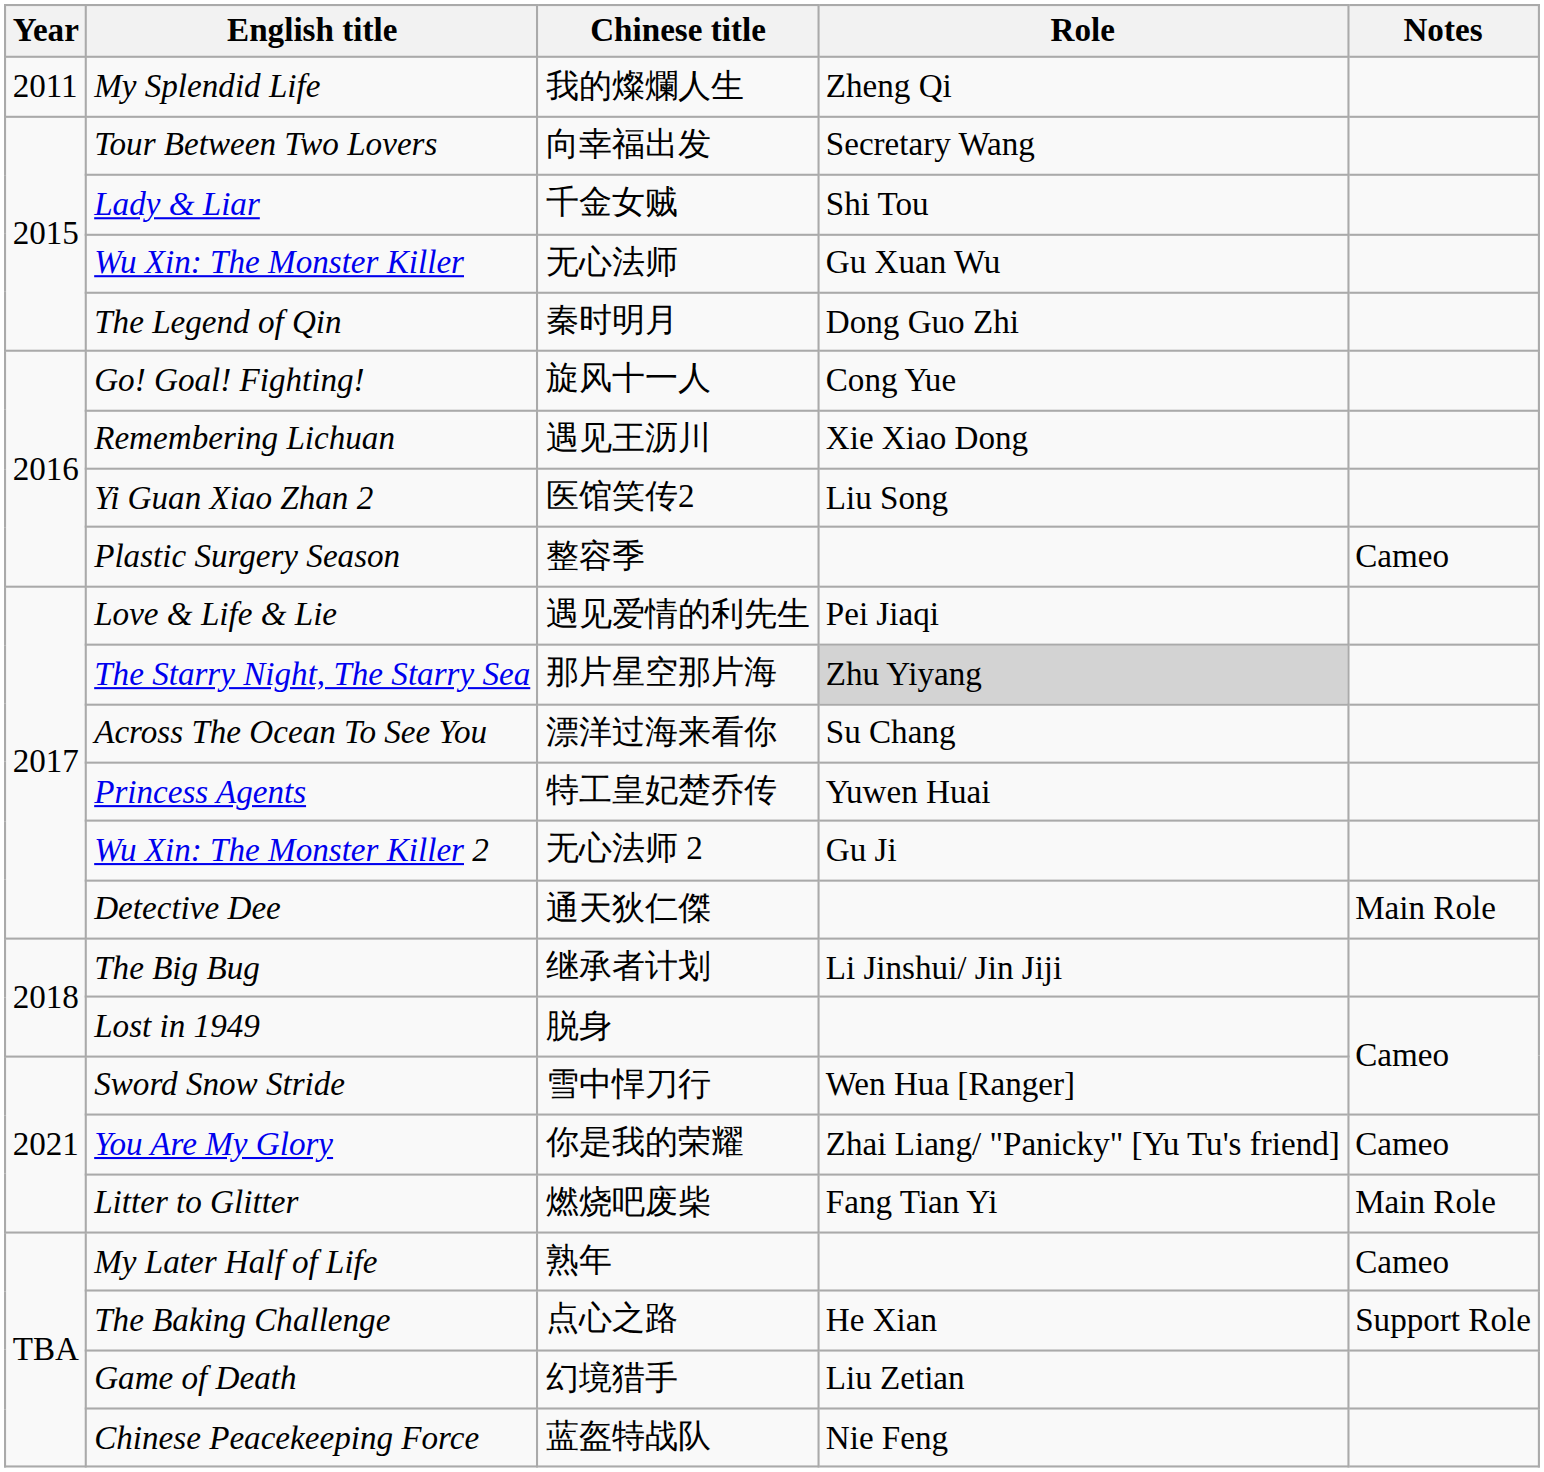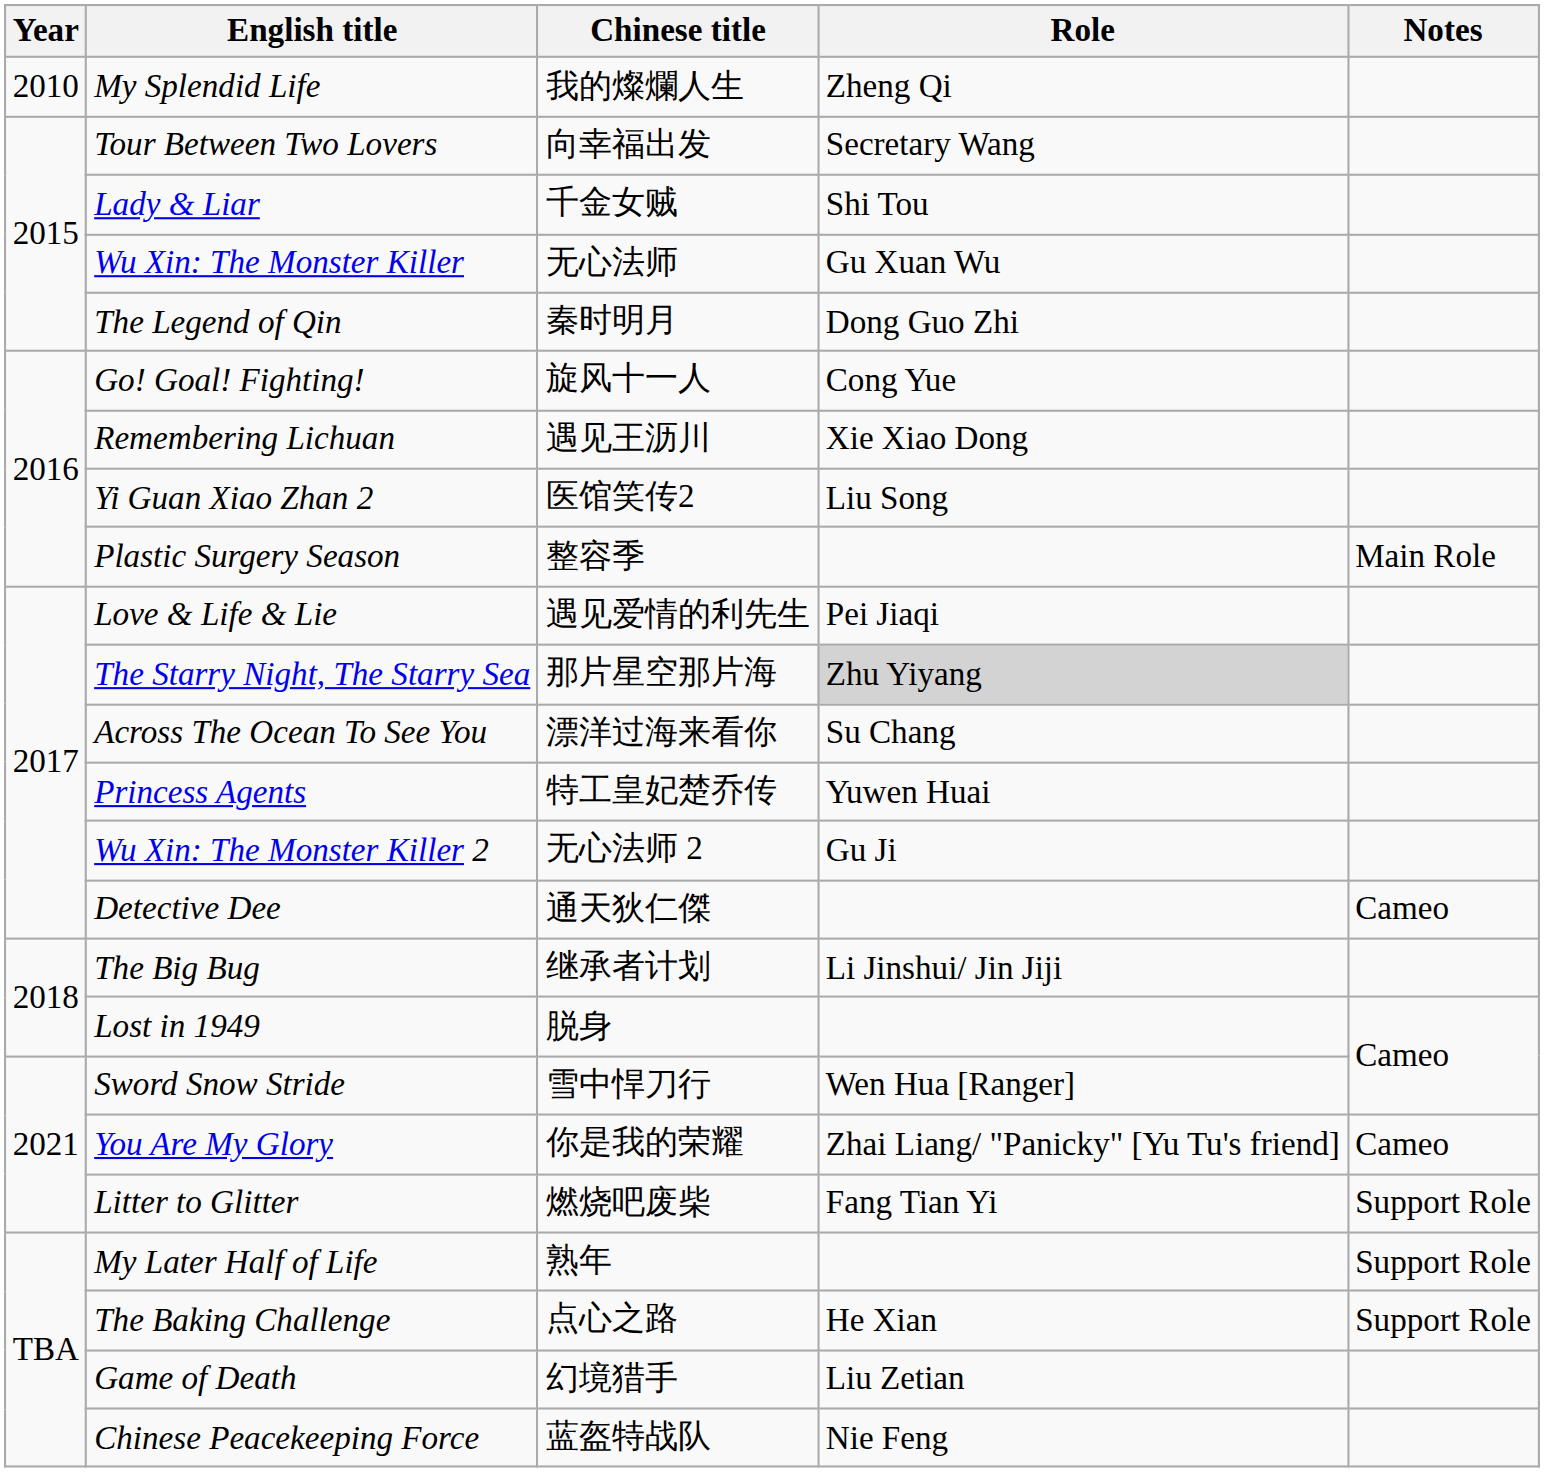(45, 86) 2011 -> (46, 86) 2010
(1402, 556) Cameo -> (1426, 556) Main Role
(1426, 908) Main Role -> (1402, 908) Cameo
(1426, 1202) Main Role -> (1443, 1202) Support Role
(1402, 1261) Cameo -> (1443, 1261) Support Role
